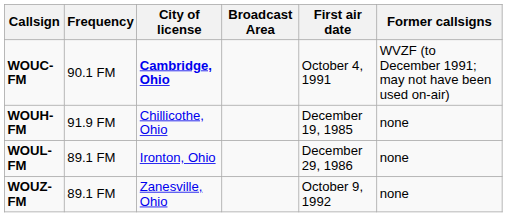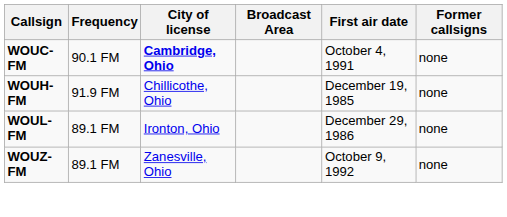(435, 72) WVZF (to December 1991; may not have been used on-air) -> (433, 57) none
